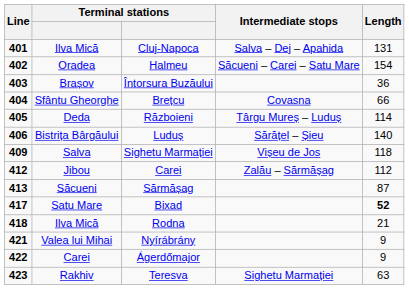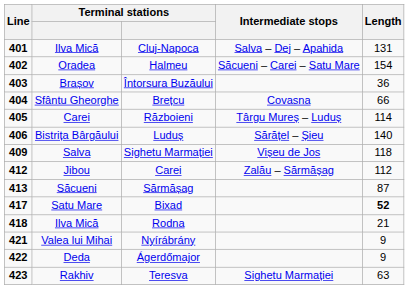(77, 118) Deda -> (77, 118) Carei
(77, 258) Carei -> (77, 258) Deda
